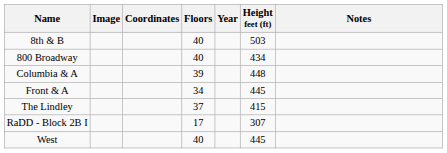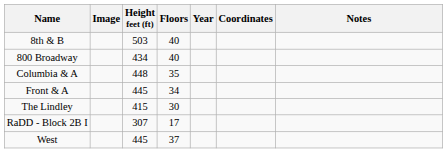columns swapped: (258, 18) <-> (152, 18)
(198, 73) 39 -> (174, 73) 35
(198, 106) 37 -> (174, 106) 30
(198, 139) 40 -> (174, 139) 37
